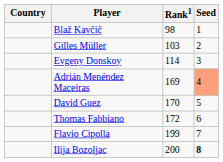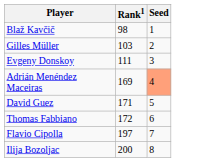- column: (28, 13)
(172, 61) 114 -> (125, 61) 111
(172, 103) 170 -> (125, 103) 171
(172, 134) 199 -> (125, 134) 197
(199, 149) bold -> (152, 149) normal
